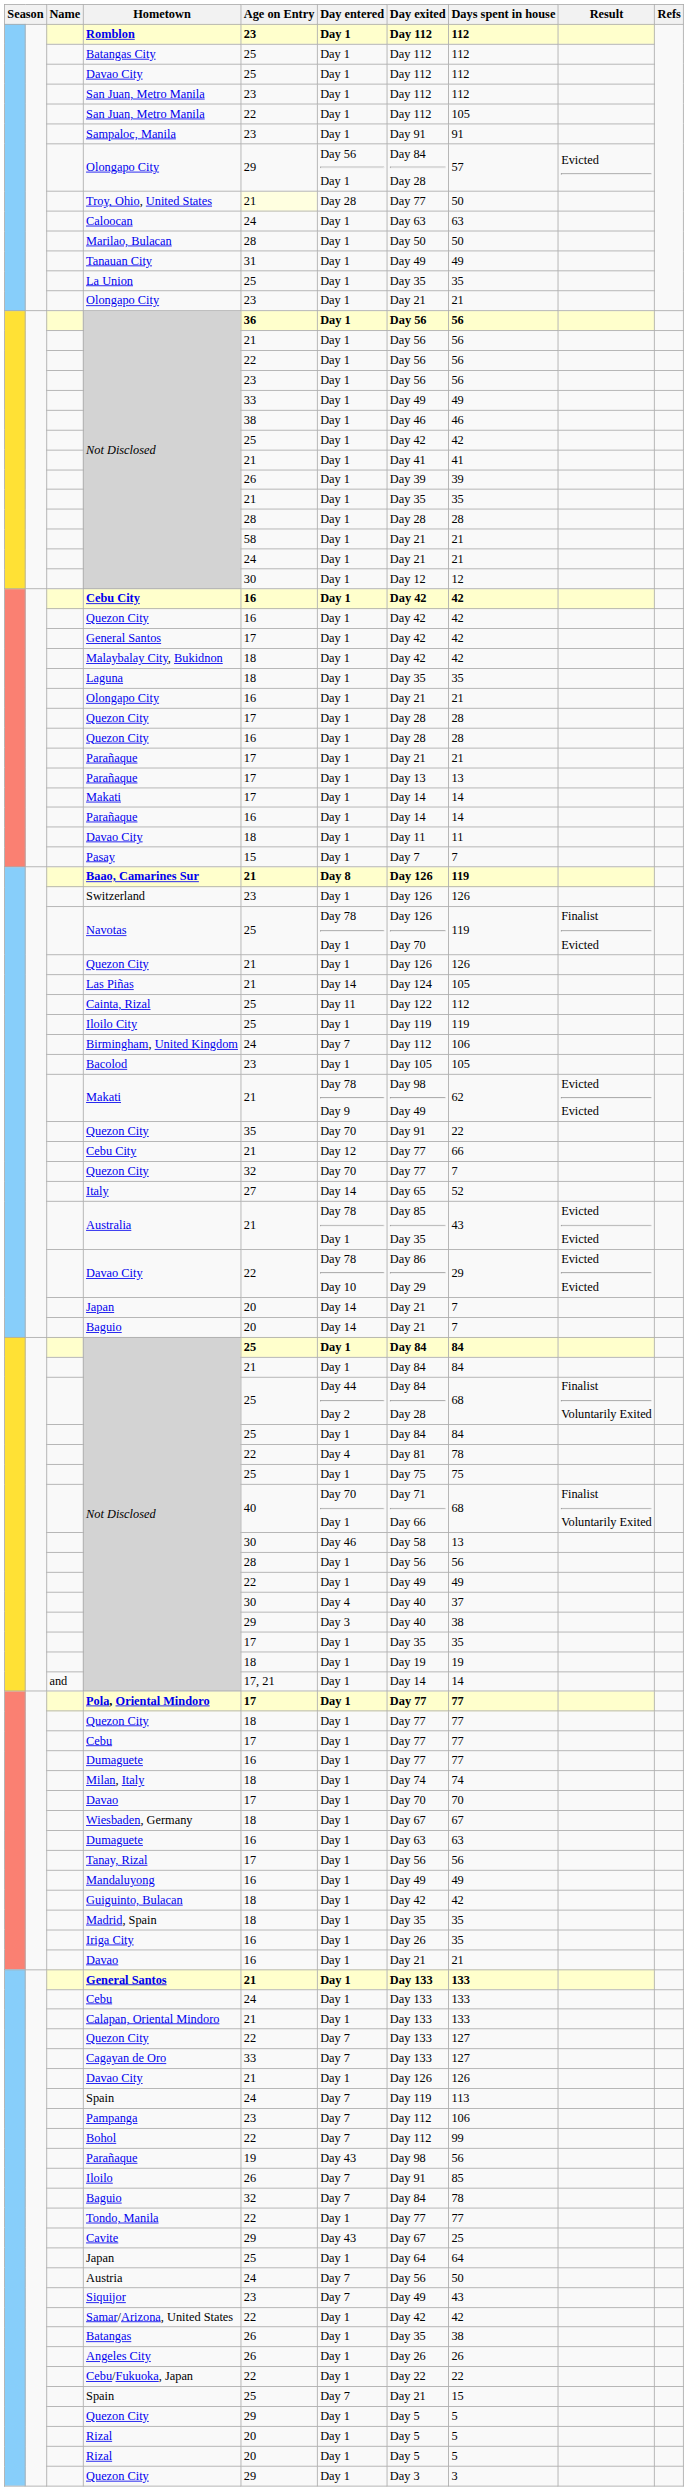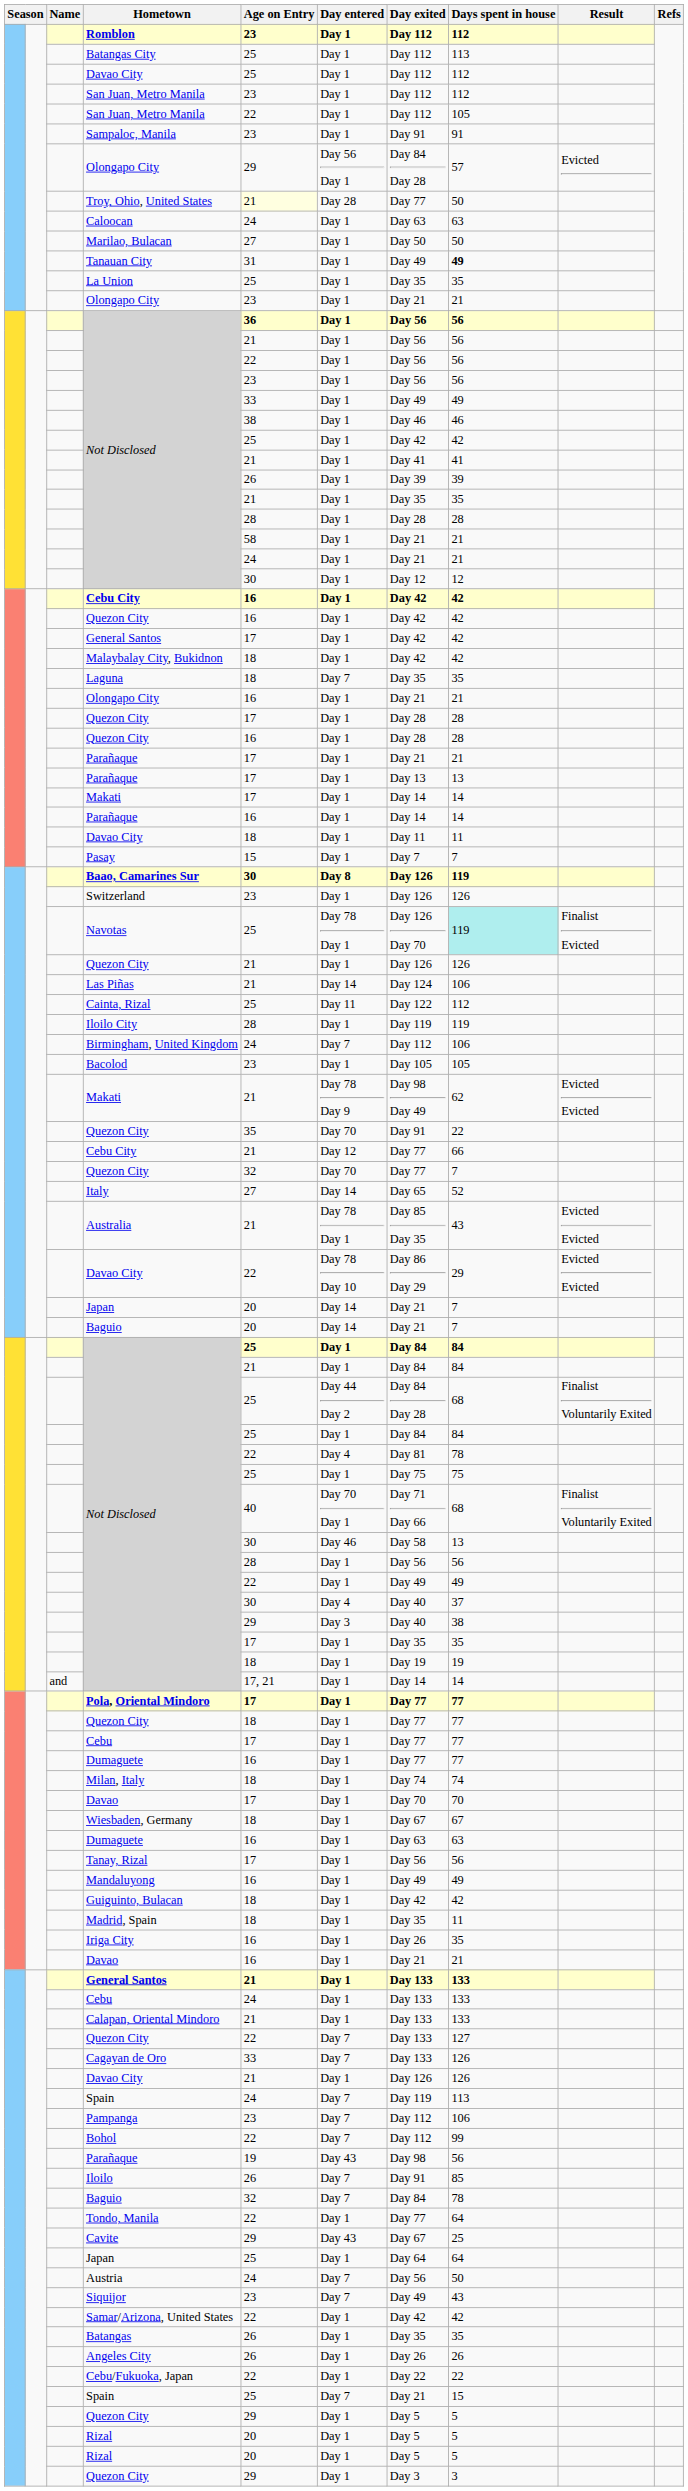(460, 54) 112 -> (460, 54) 113
(250, 241) 28 -> (250, 241) 27
(458, 260) normal -> (458, 260) bold
(335, 678) Day 1 -> (335, 678) Day 7
(250, 876) 21 -> (250, 876) 30
(460, 930) no background -> (460, 930) paleturquoise background
(461, 984) 105 -> (461, 984) 106
(250, 1024) 25 -> (250, 1024) 28
(458, 1919) 35 -> (457, 1919) 11
(461, 2058) 127 -> (461, 2058) 126
(458, 2217) 77 -> (458, 2217) 64
(458, 2337) 38 -> (458, 2337) 35
